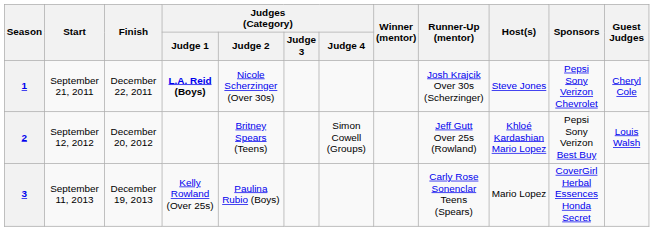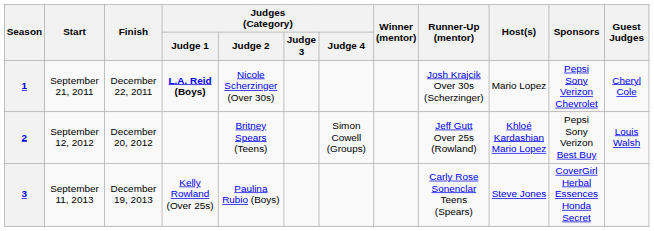(519, 85) Steve Jones -> (519, 85) Mario Lopez
(519, 194) Mario Lopez -> (519, 194) Steve Jones
